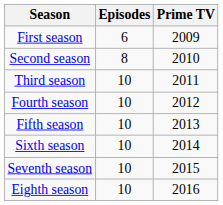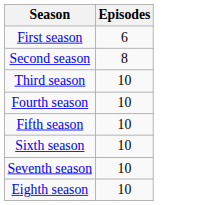- column: (186, 15)
